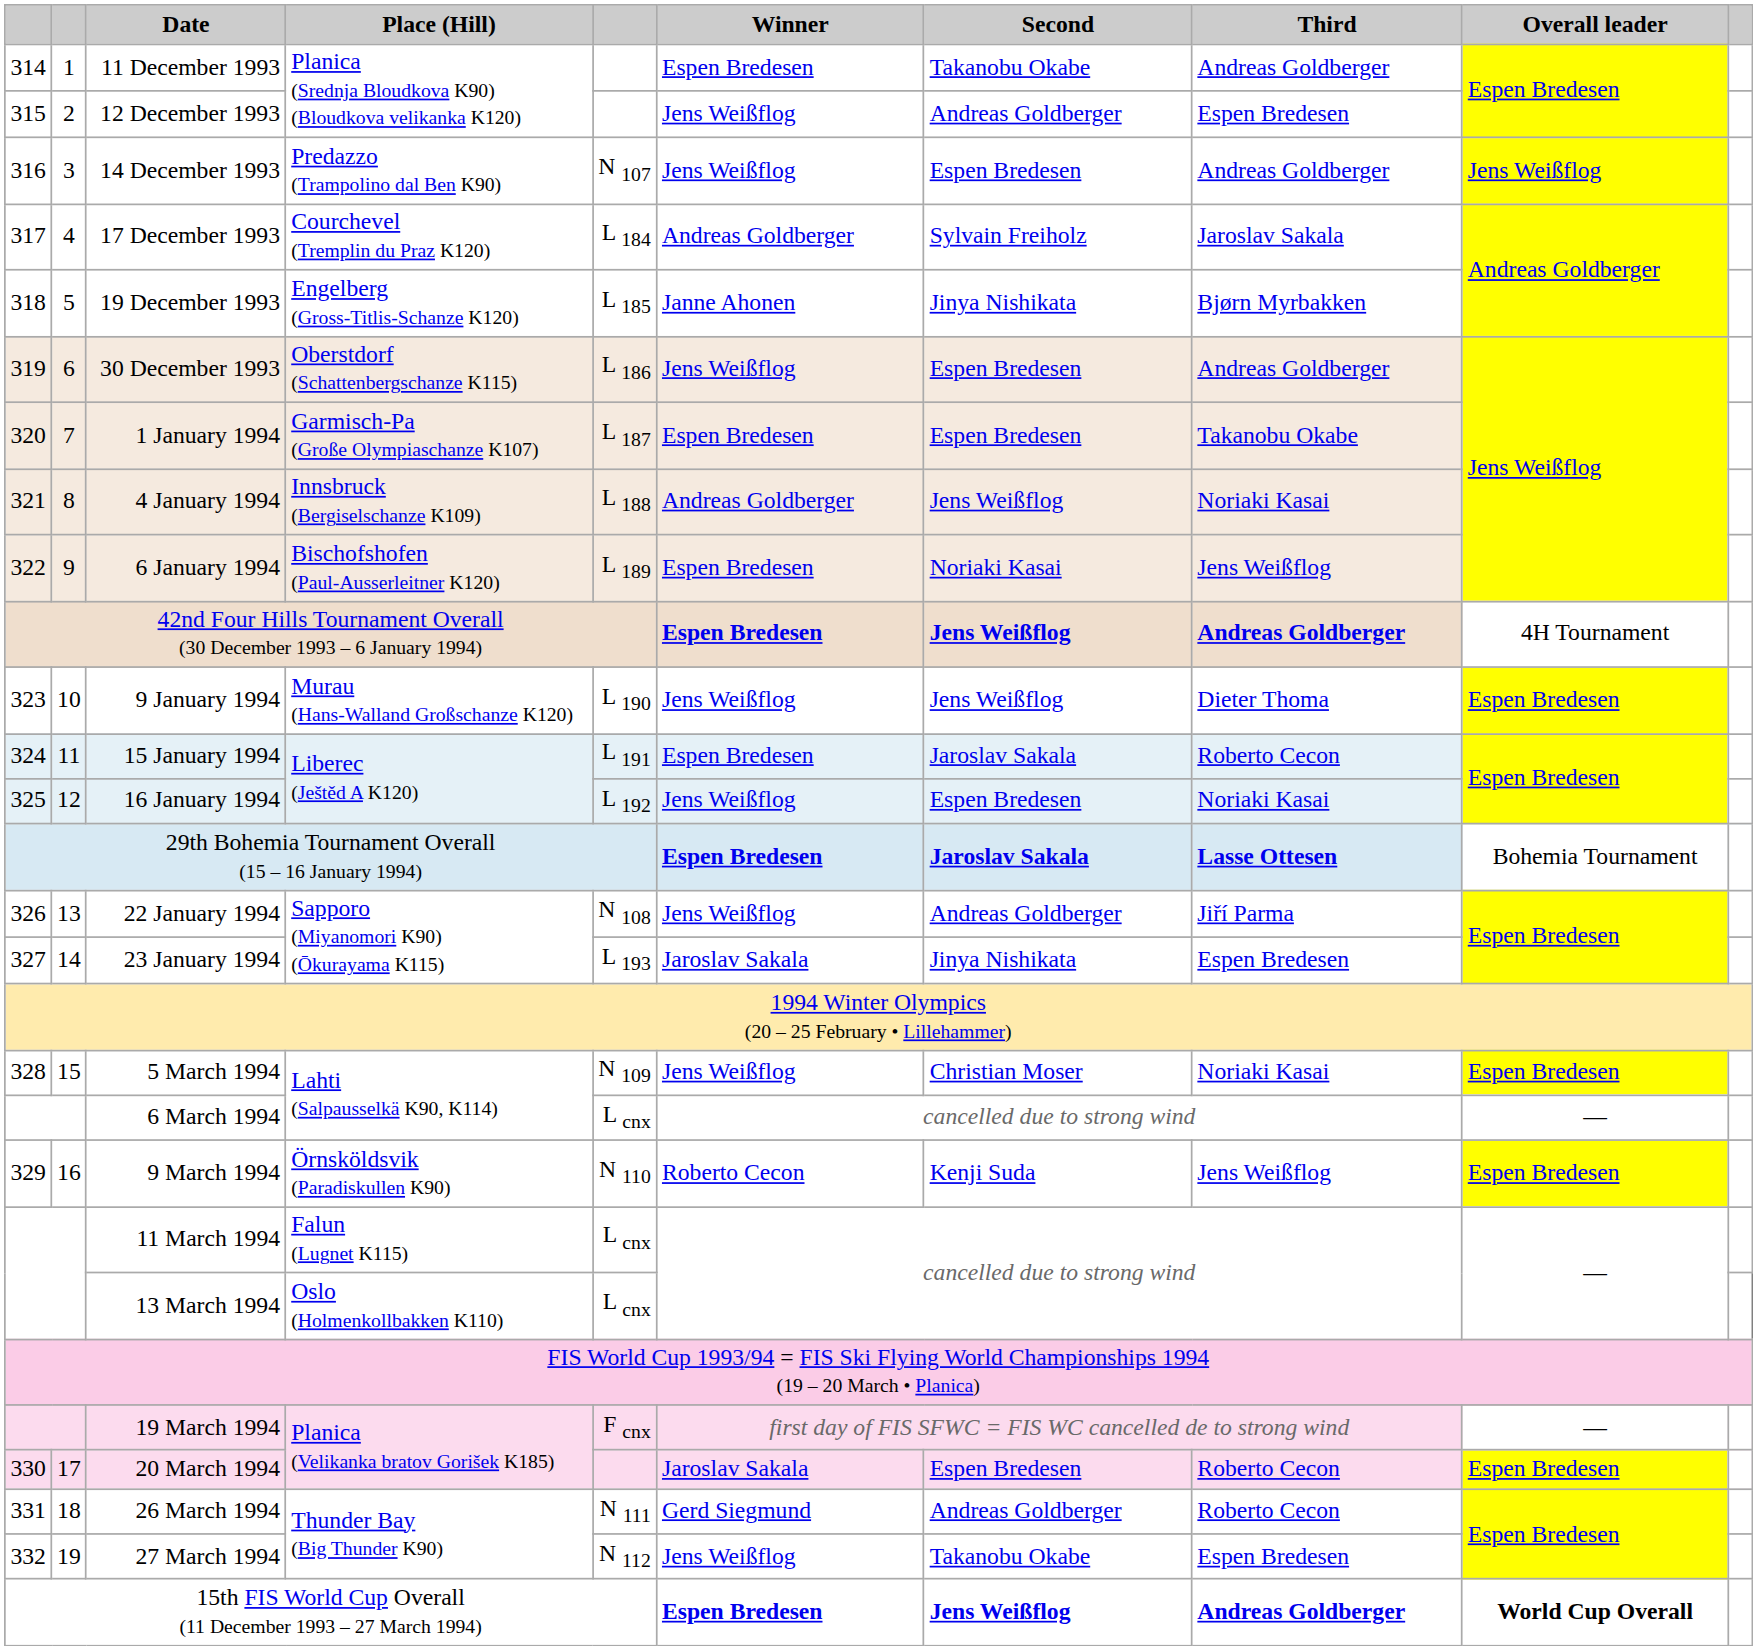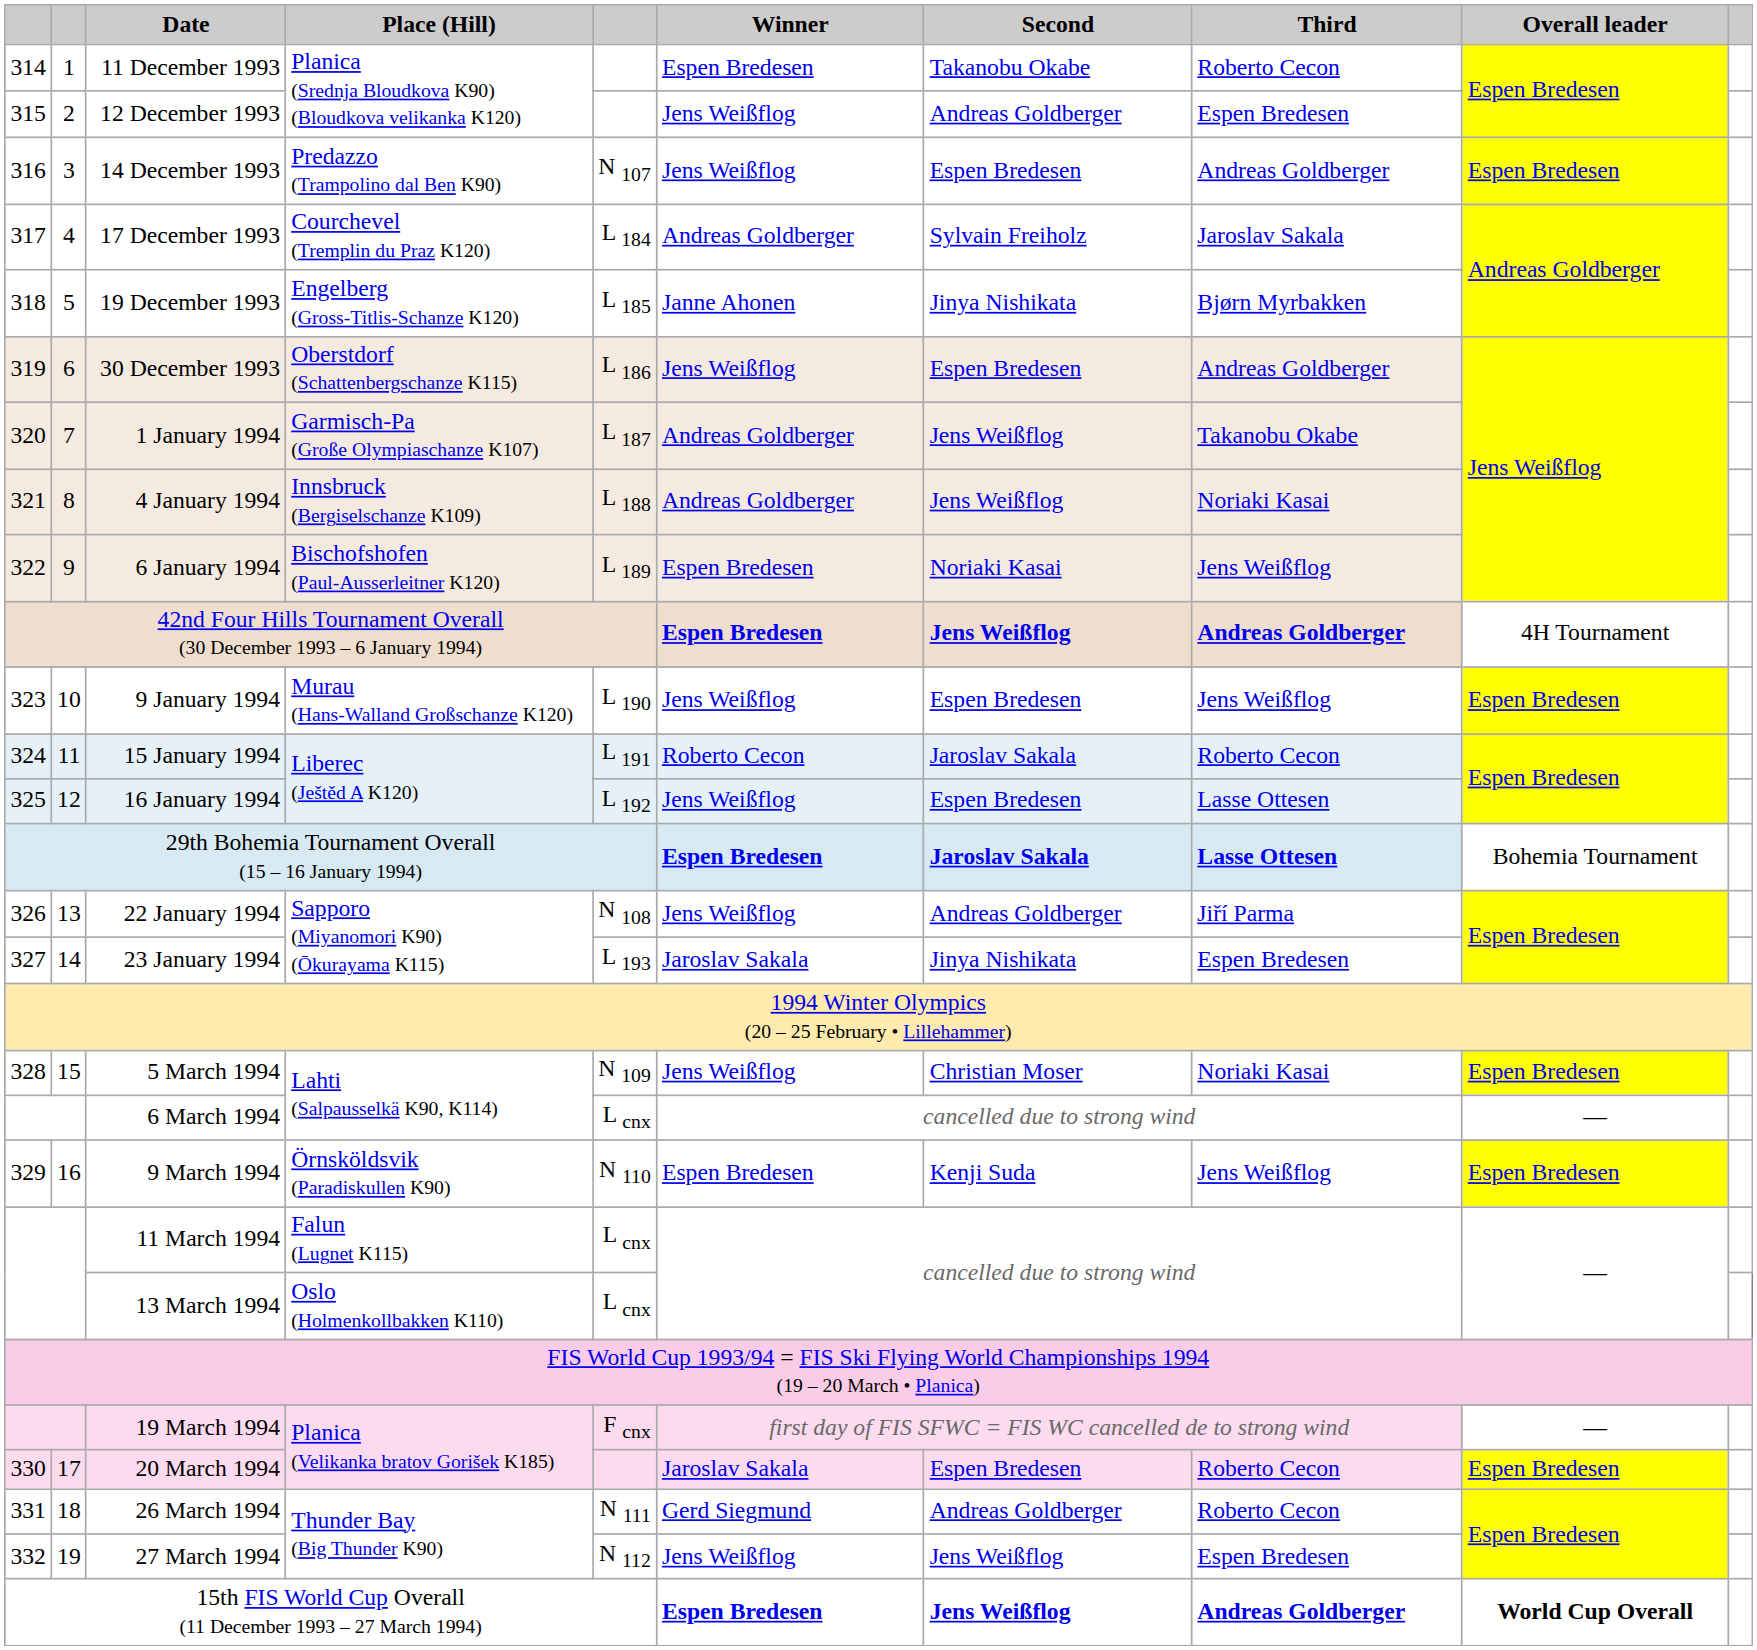(1293, 66) Andreas Goldberger -> (1269, 66) Roberto Cecon
(1535, 169) Jens Weißflog -> (1544, 169) Espen Bredesen
(738, 434) Espen Bredesen -> (758, 434) Andreas Goldberger
(1006, 434) Espen Bredesen -> (996, 434) Jens Weißflog
(996, 699) Jens Weißflog -> (1006, 699) Espen Bredesen
(1263, 699) Dieter Thoma -> (1264, 699) Jens Weißflog
(738, 755) Espen Bredesen -> (733, 755) Roberto Cecon
(1263, 800) Noriaki Kasai -> (1263, 800) Lasse Ottesen
(733, 1172) Roberto Cecon -> (738, 1172) Espen Bredesen
(1010, 1555) Takanobu Okabe -> (996, 1555) Jens Weißflog
